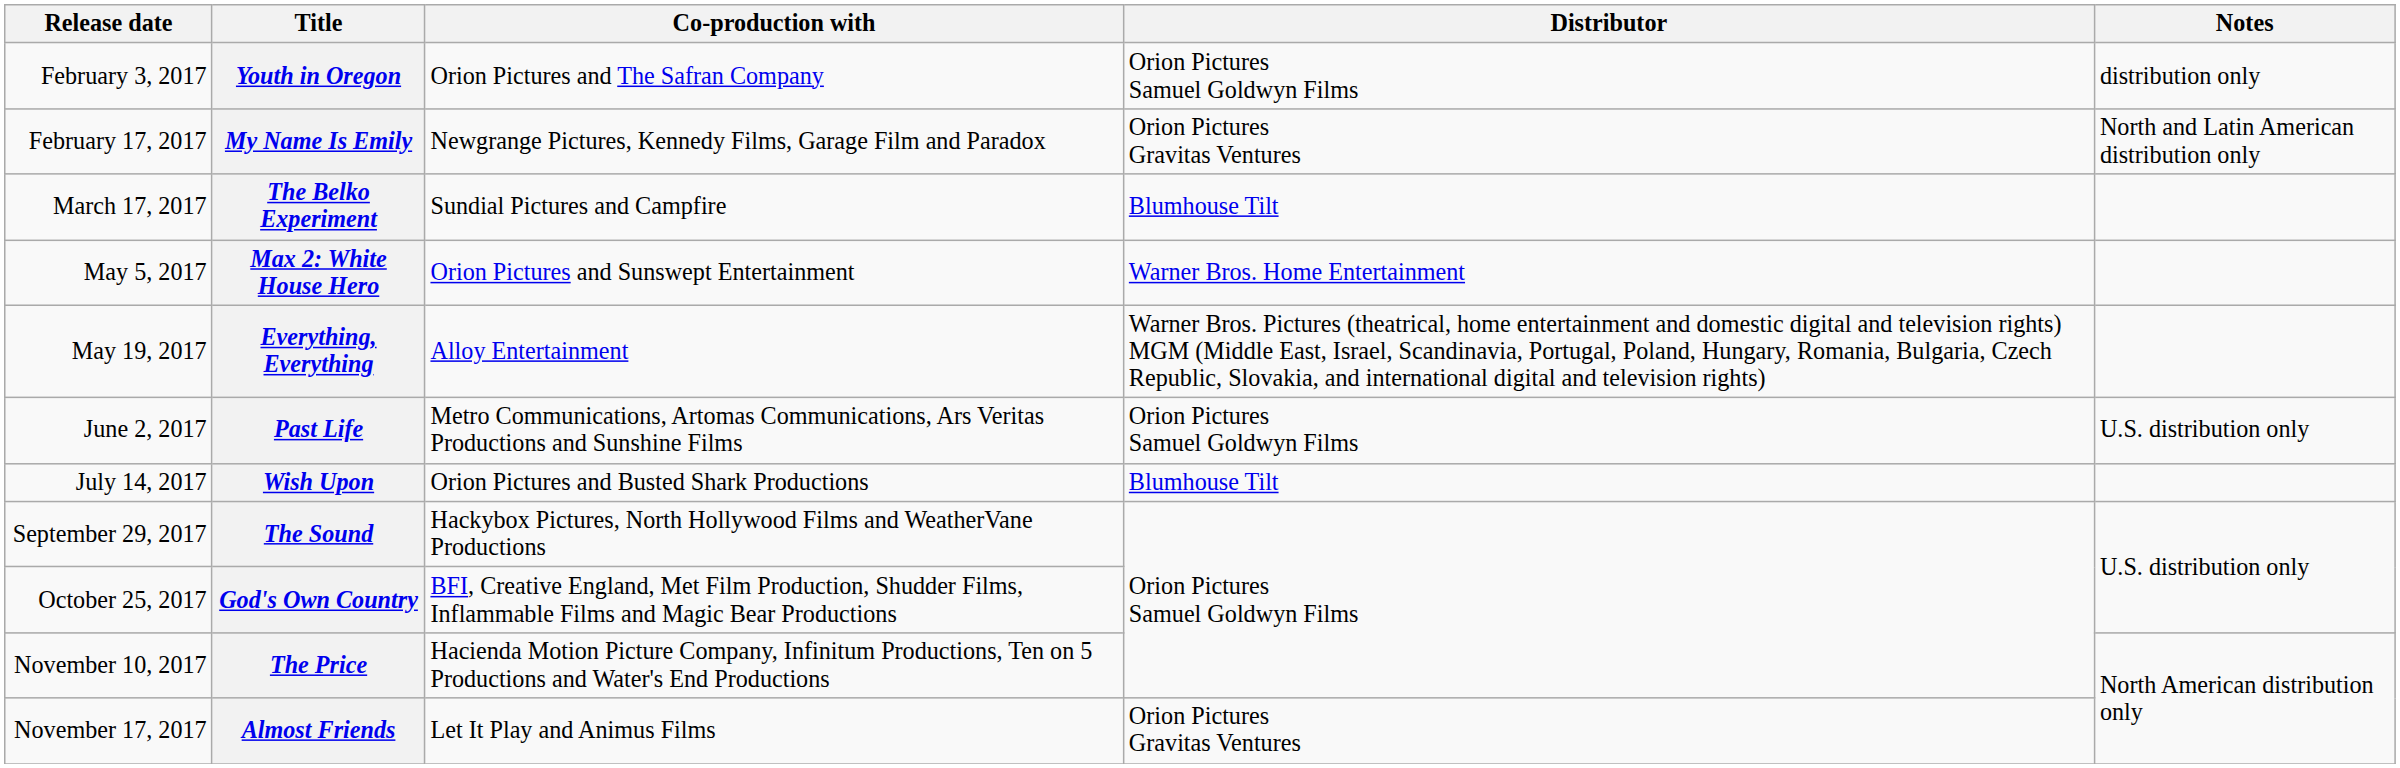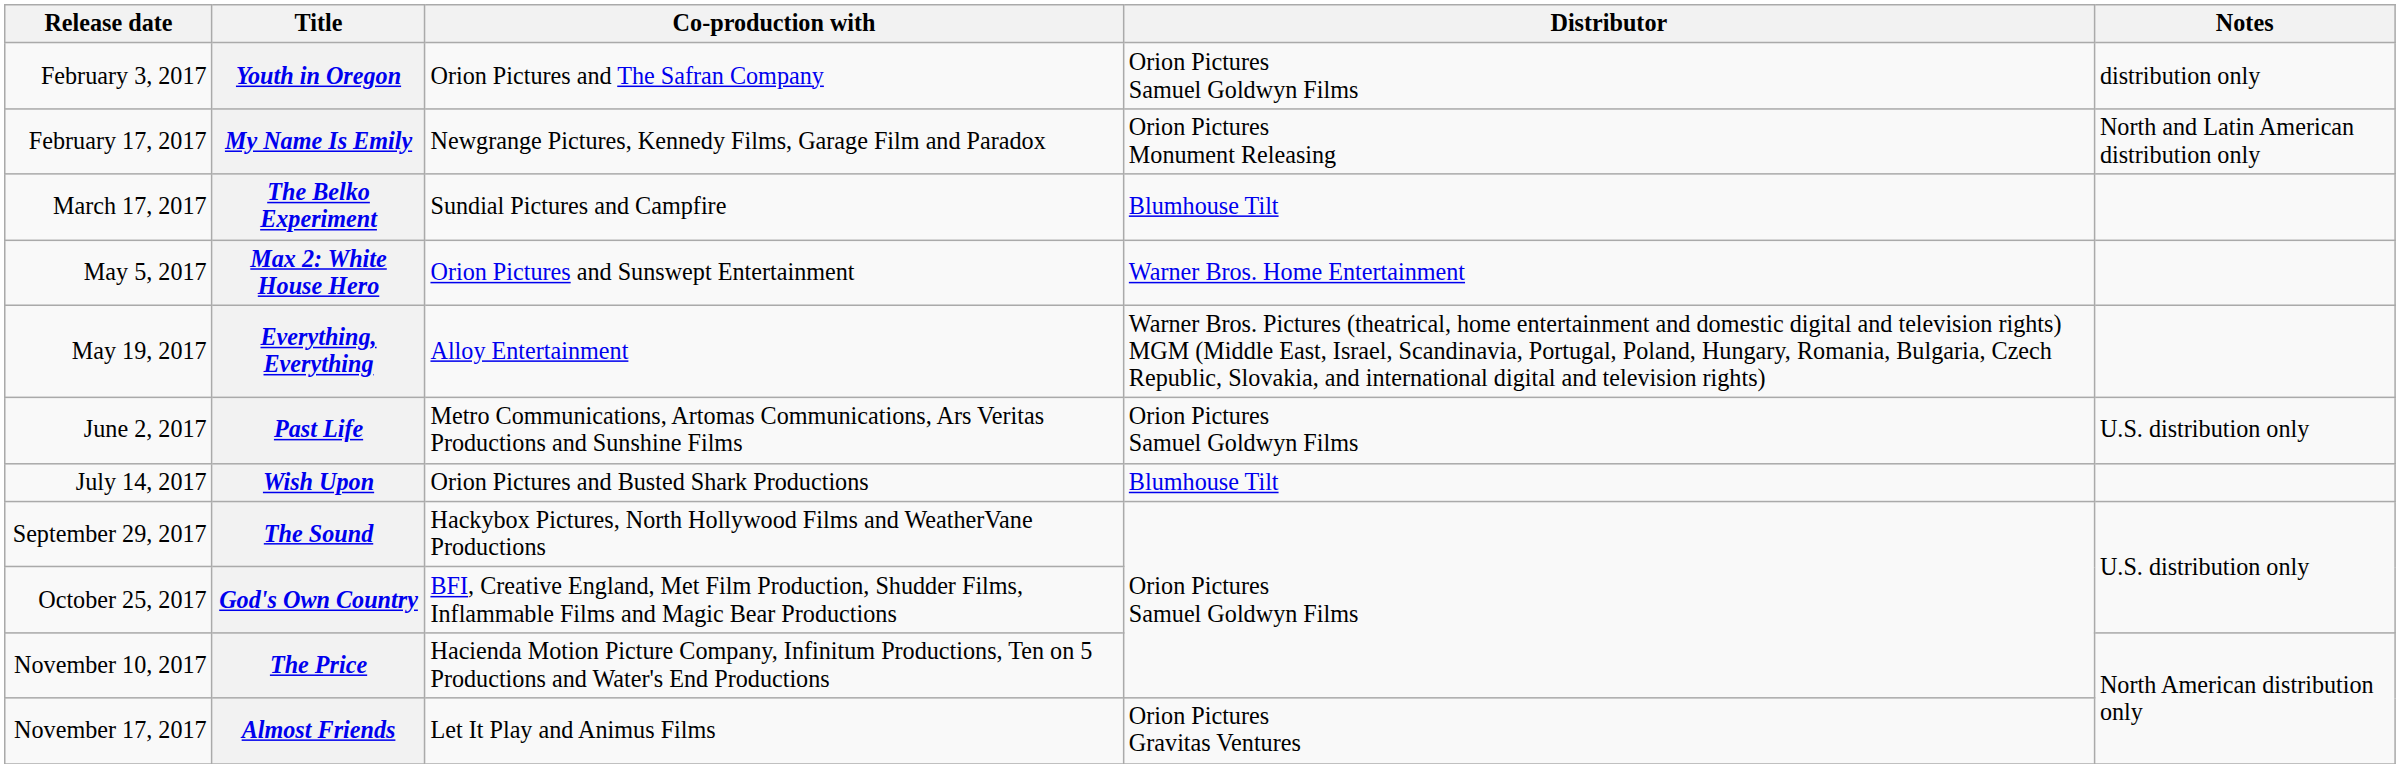(1215, 141) Orion Pictures Gravitas Ventures -> (1233, 141) Orion Pictures Monument Releasing
